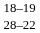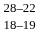rows swapped: (20, 7) <-> (20, 25)
